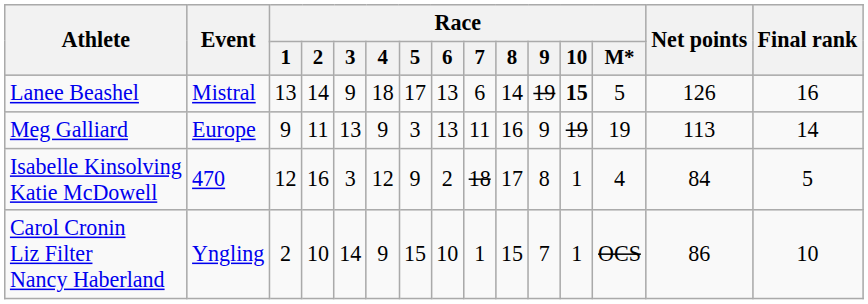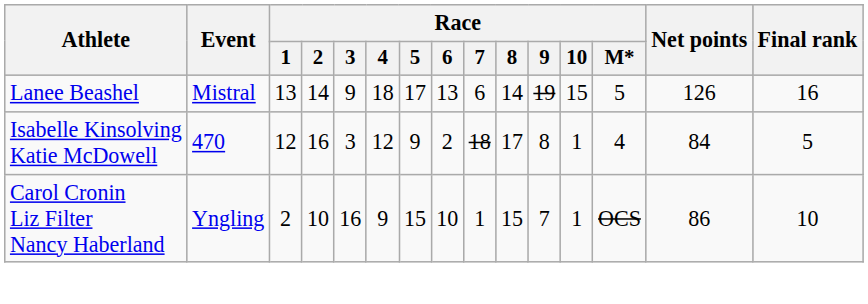(577, 93) bold -> (577, 93) normal
- row: (69, 130)
(350, 254) 14 -> (350, 218) 16
